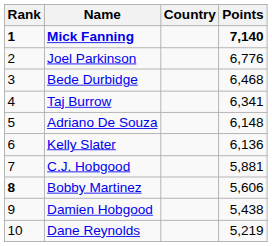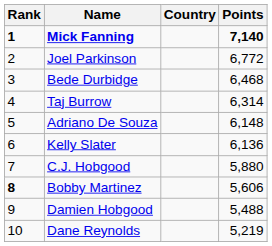(247, 58) 6,776 -> (247, 58) 6,772
(247, 101) 6,341 -> (247, 101) 6,314
(247, 166) 5,881 -> (247, 166) 5,880
(247, 209) 5,438 -> (247, 209) 5,488
